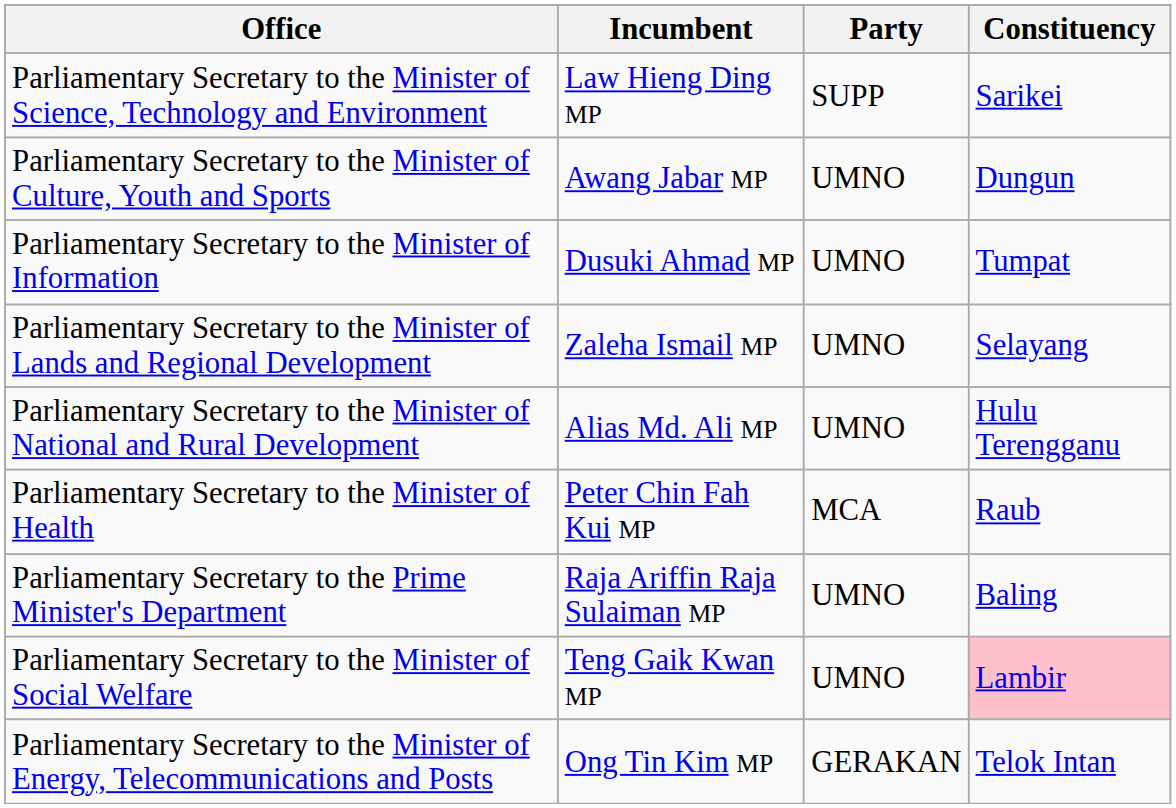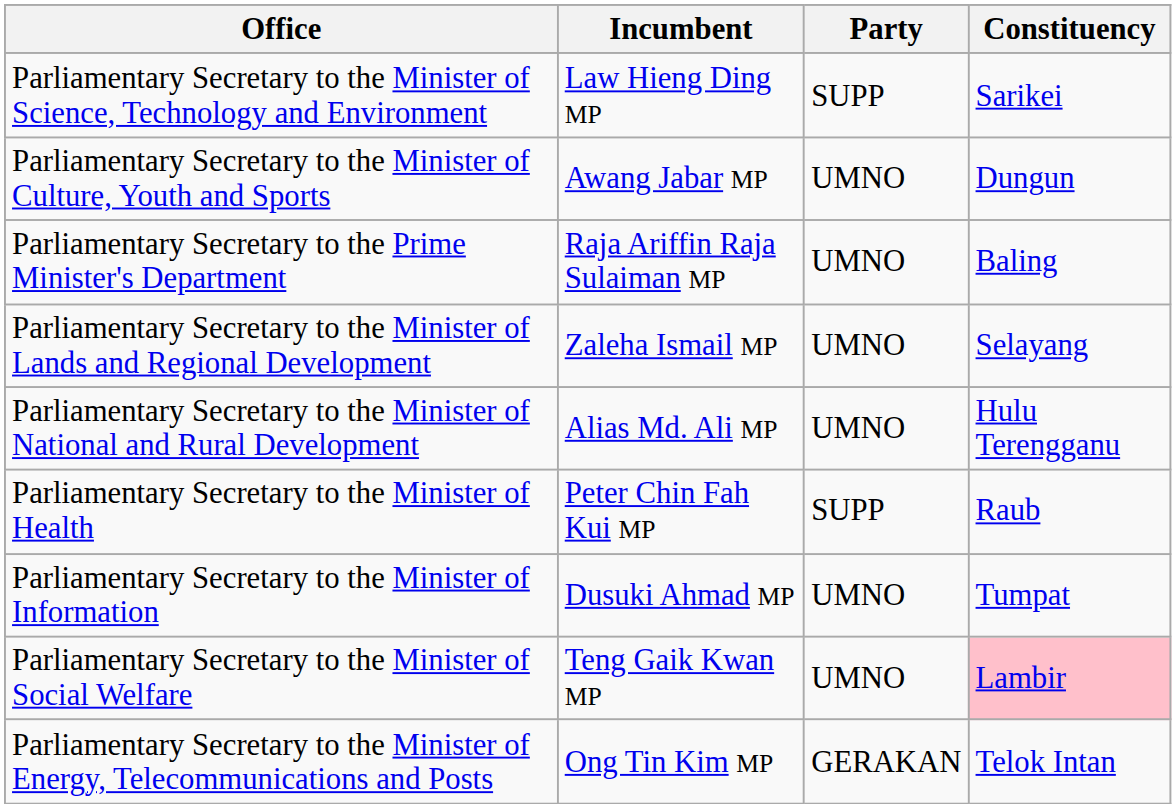rows swapped: (271, 261) <-> (239, 594)
(846, 511) MCA -> (848, 511) SUPP
